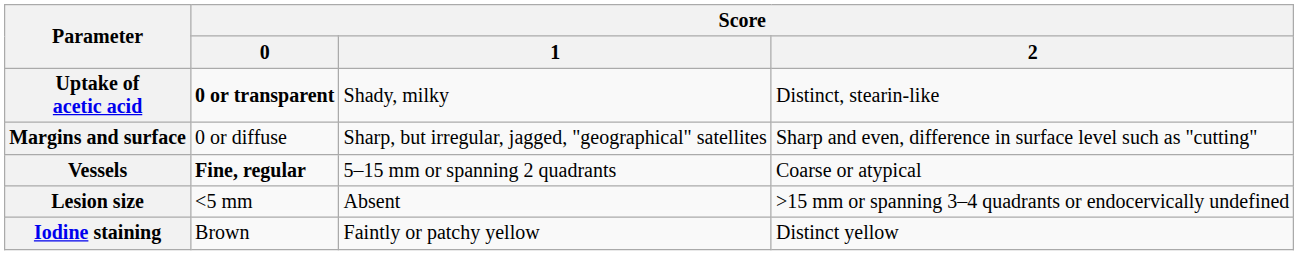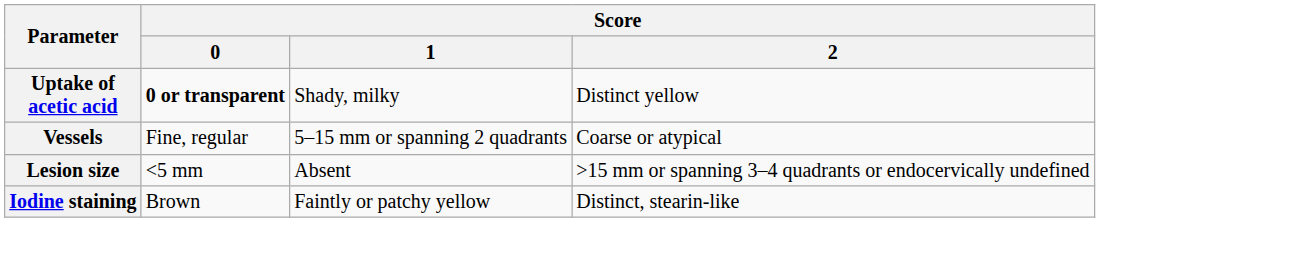(858, 95) Distinct, stearin-like -> (638, 95) Distinct yellow
- row: (98, 138)
(250, 169) bold -> (197, 138) normal
(837, 233) Distinct yellow -> (658, 201) Distinct, stearin-like
